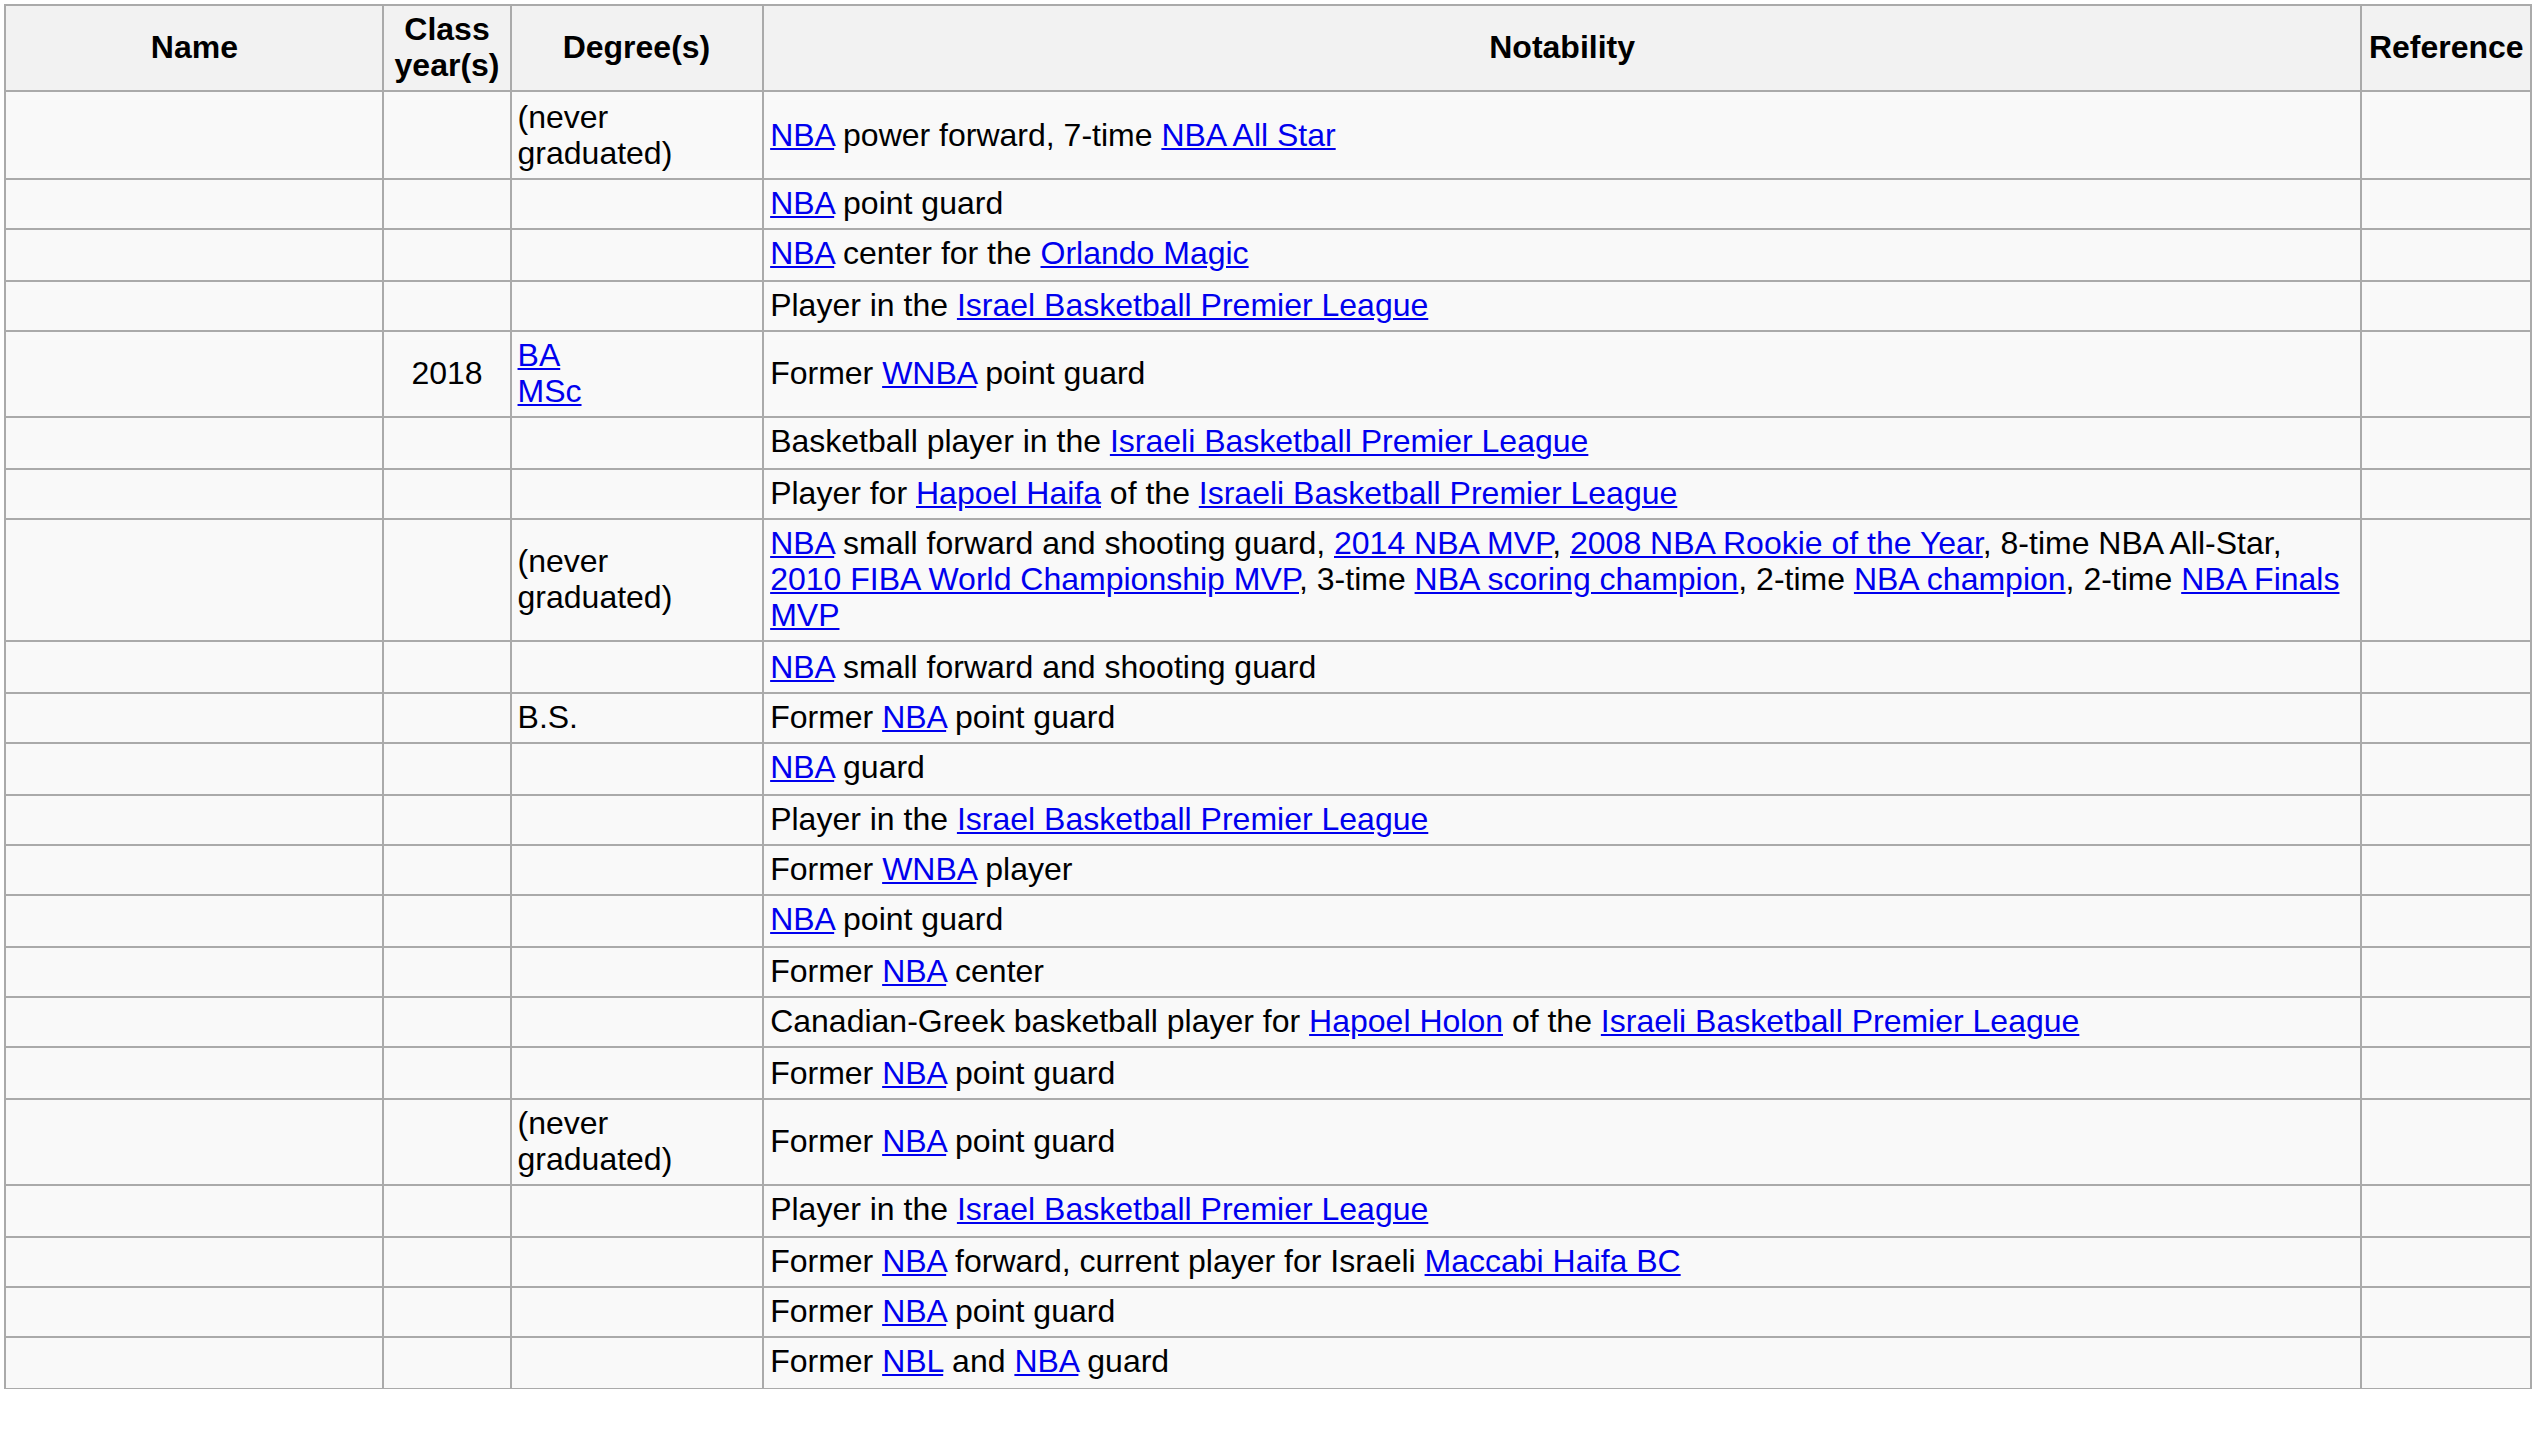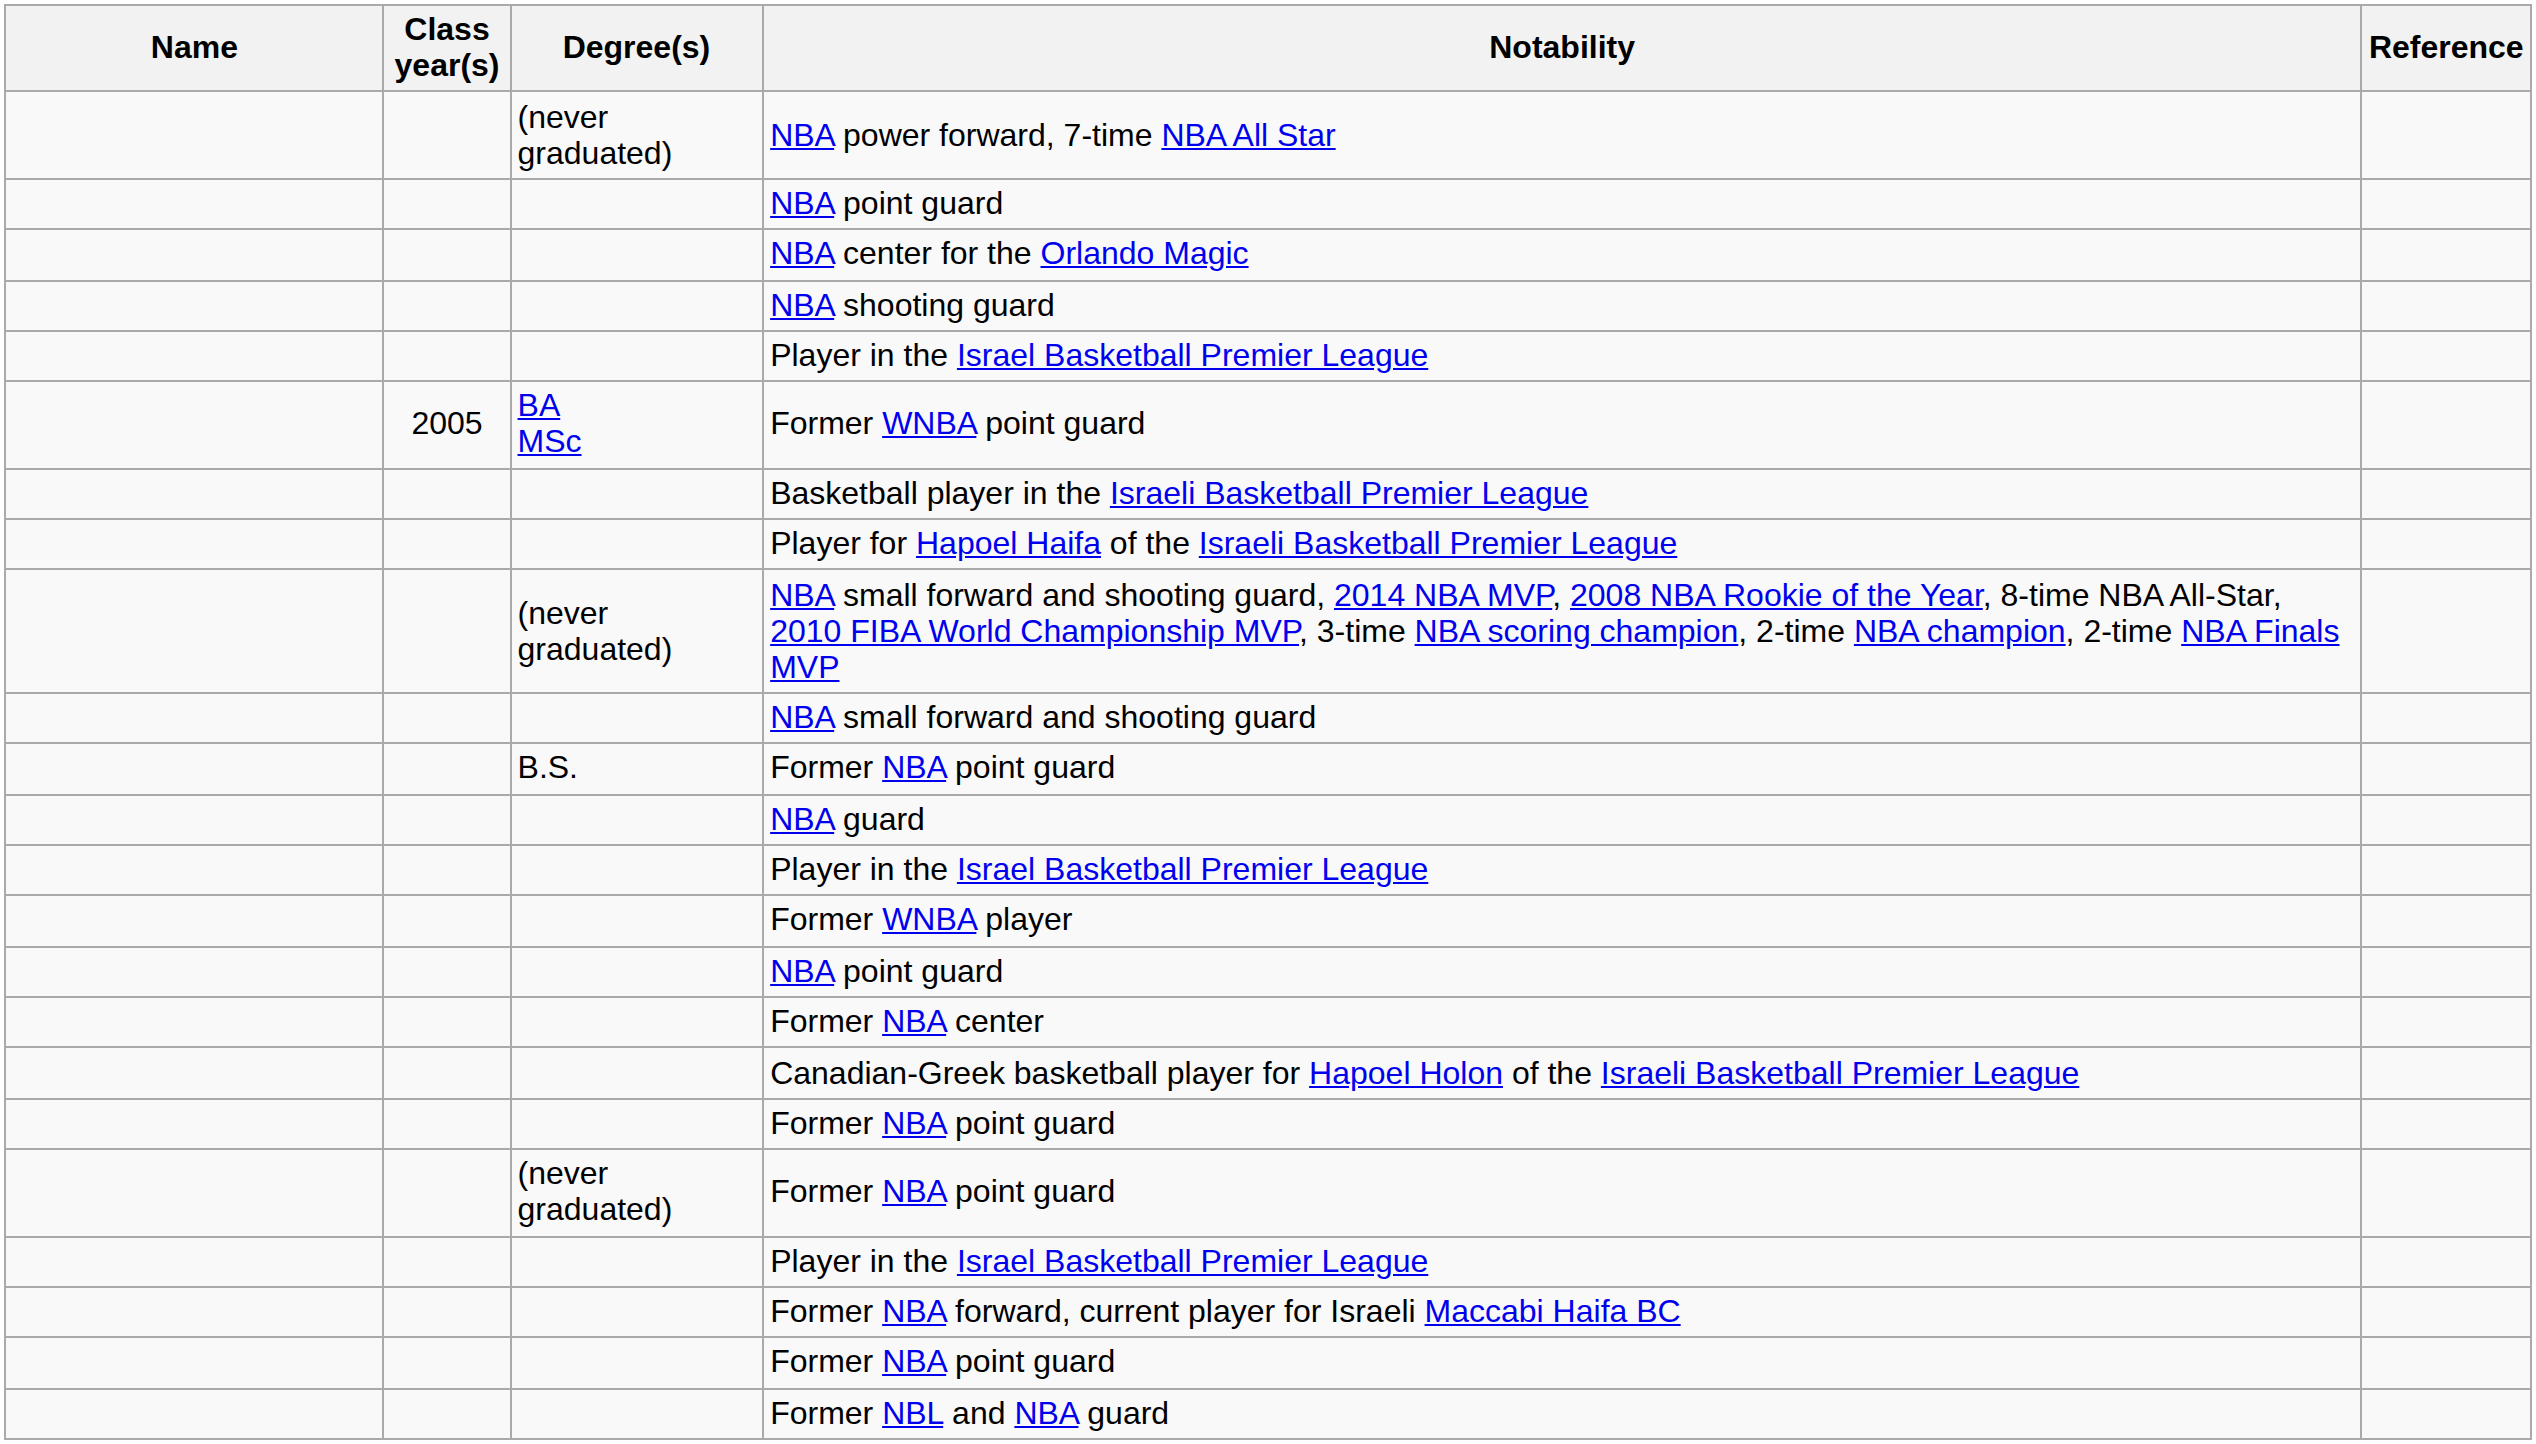+ row: (636, 305)
(447, 373) 2018 -> (447, 424) 2005
